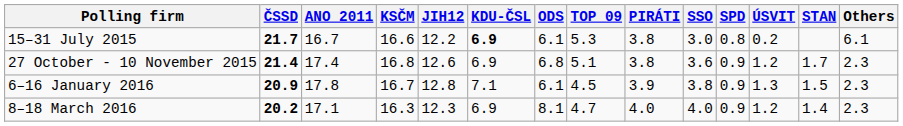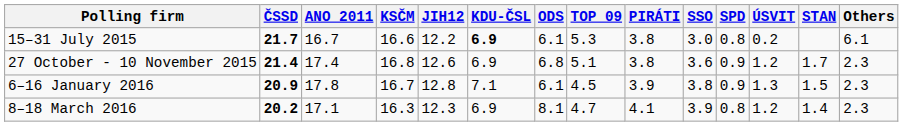(642, 109) 4.0 -> (642, 109) 4.1
(700, 109) 4.0 -> (700, 109) 3.9
(733, 109) 0.9 -> (733, 109) 0.8
